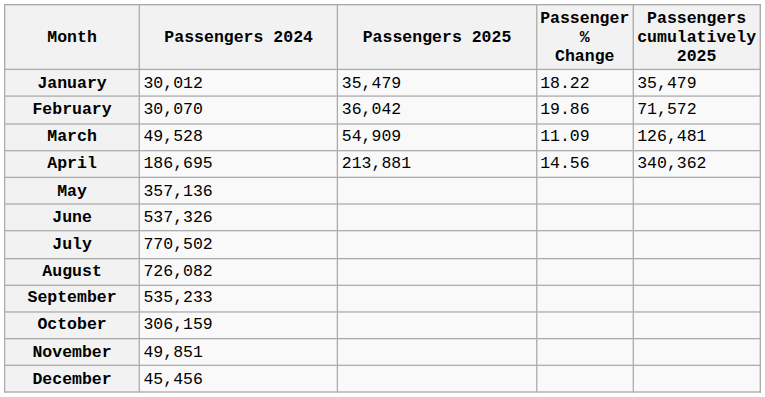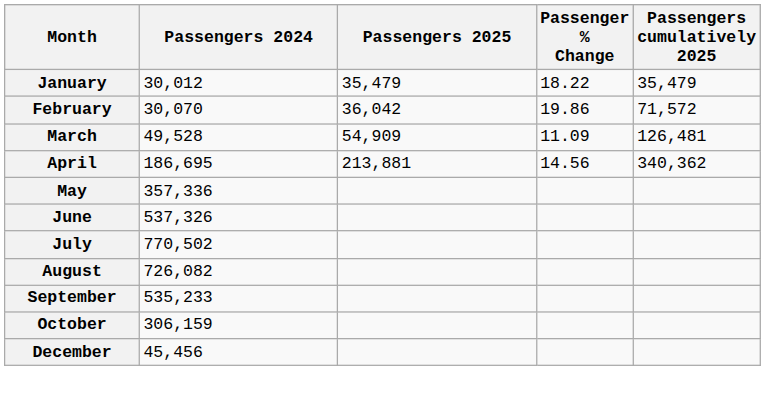(178, 191) 357,136 -> (178, 191) 357,336
- row: (72, 352)
